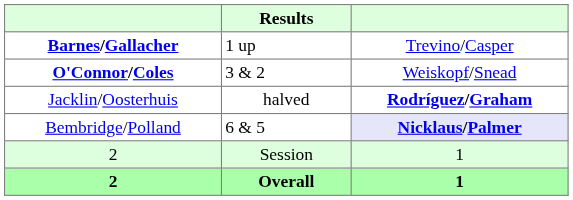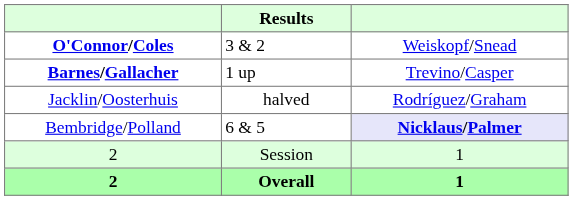rows swapped: (113, 45) <-> (113, 72)
(460, 99) bold -> (460, 99) normal
